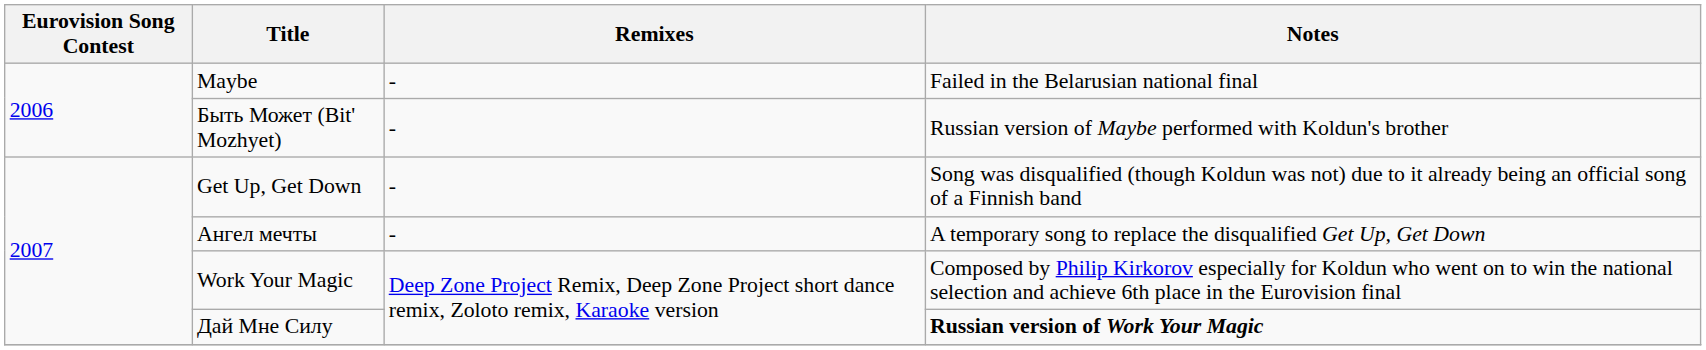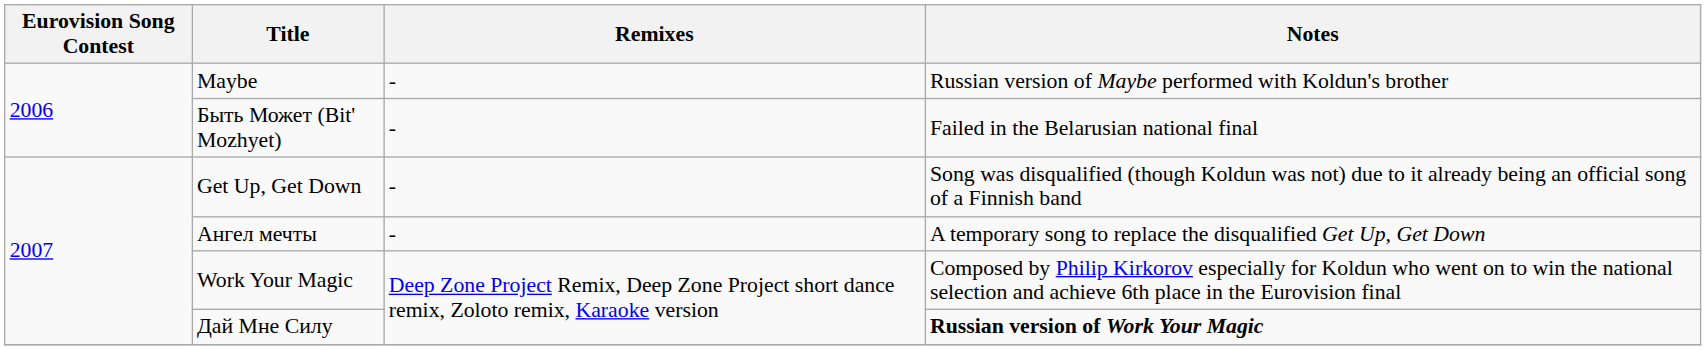(1094, 80) Failed in the Belarusian national final -> (1189, 80) Russian version of Maybe performed with Koldun's brother
(1189, 127) Russian version of Maybe performed with Koldun's brother -> (1094, 127) Failed in the Belarusian national final
